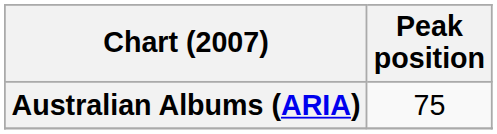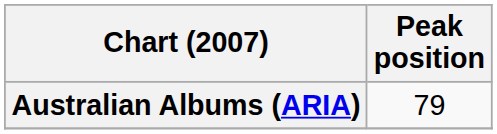(429, 104) 75 -> (429, 104) 79
